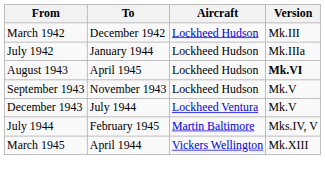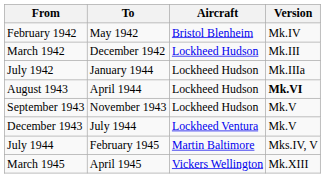+ row: (42, 32)
(116, 70) April 1945 -> (116, 88) April 1944
(116, 145) April 1944 -> (116, 164) April 1945
